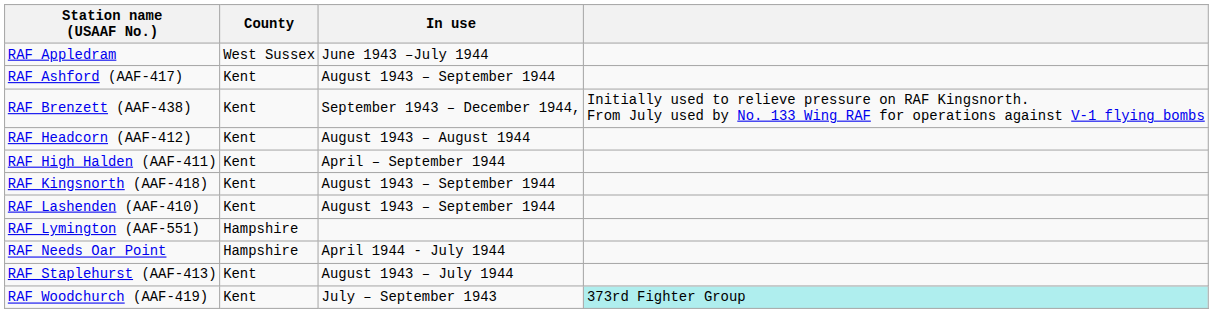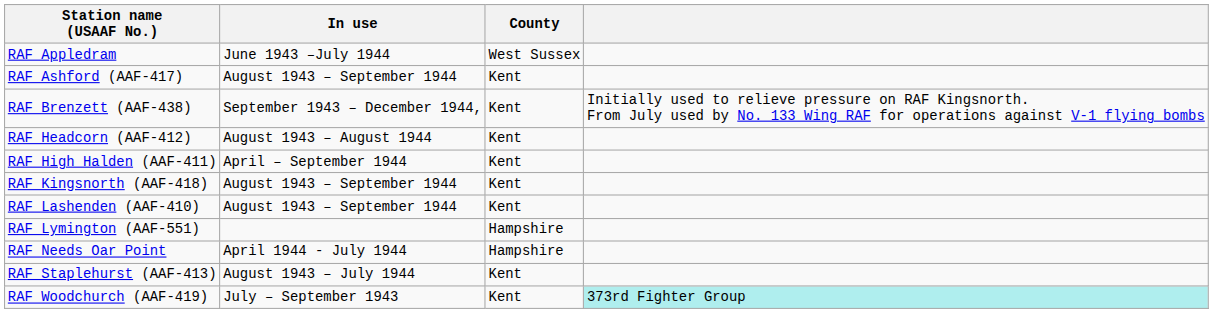columns swapped: (269, 24) <-> (451, 24)
